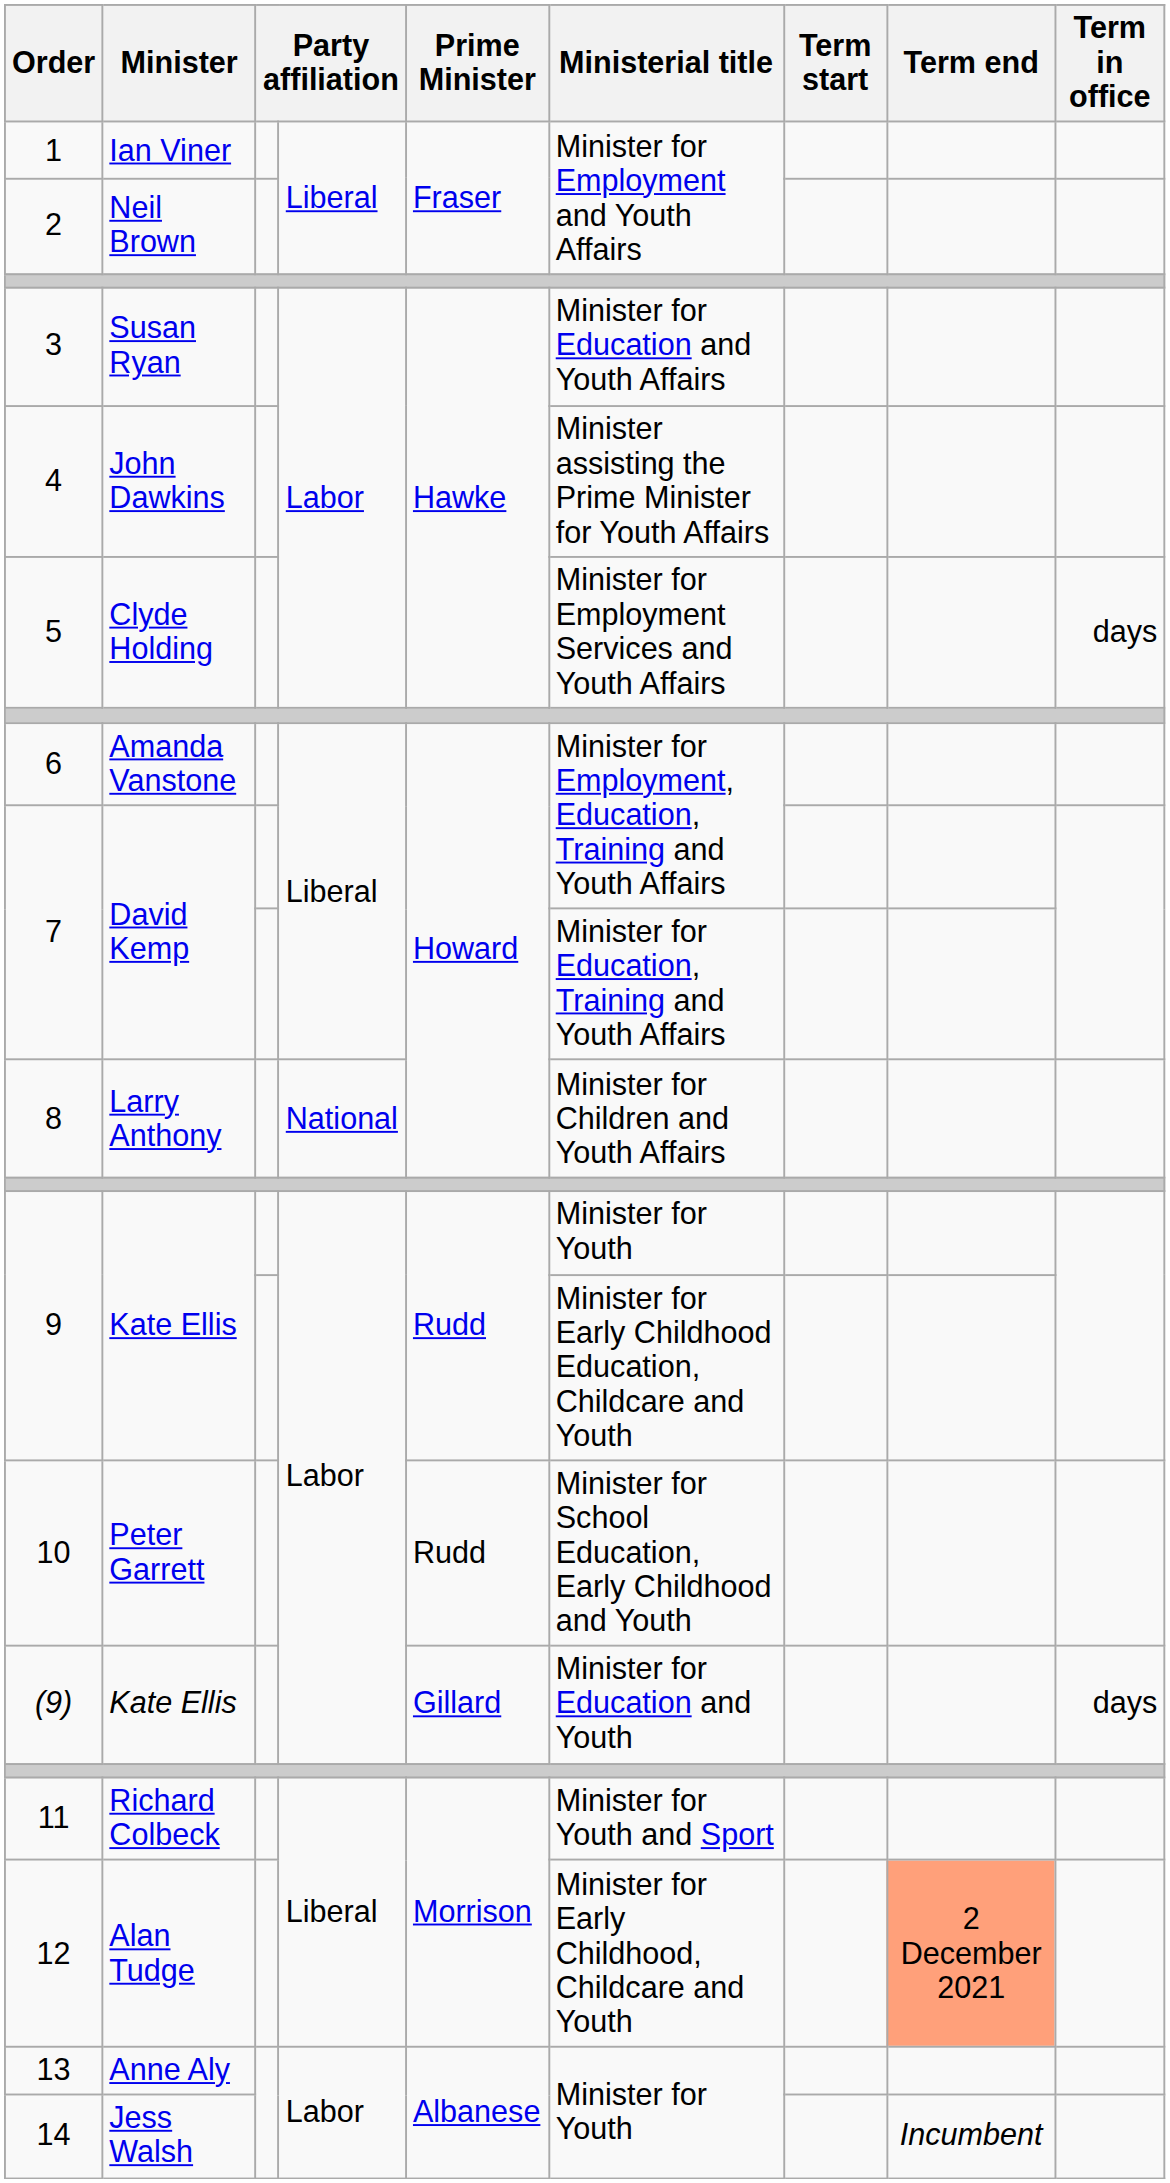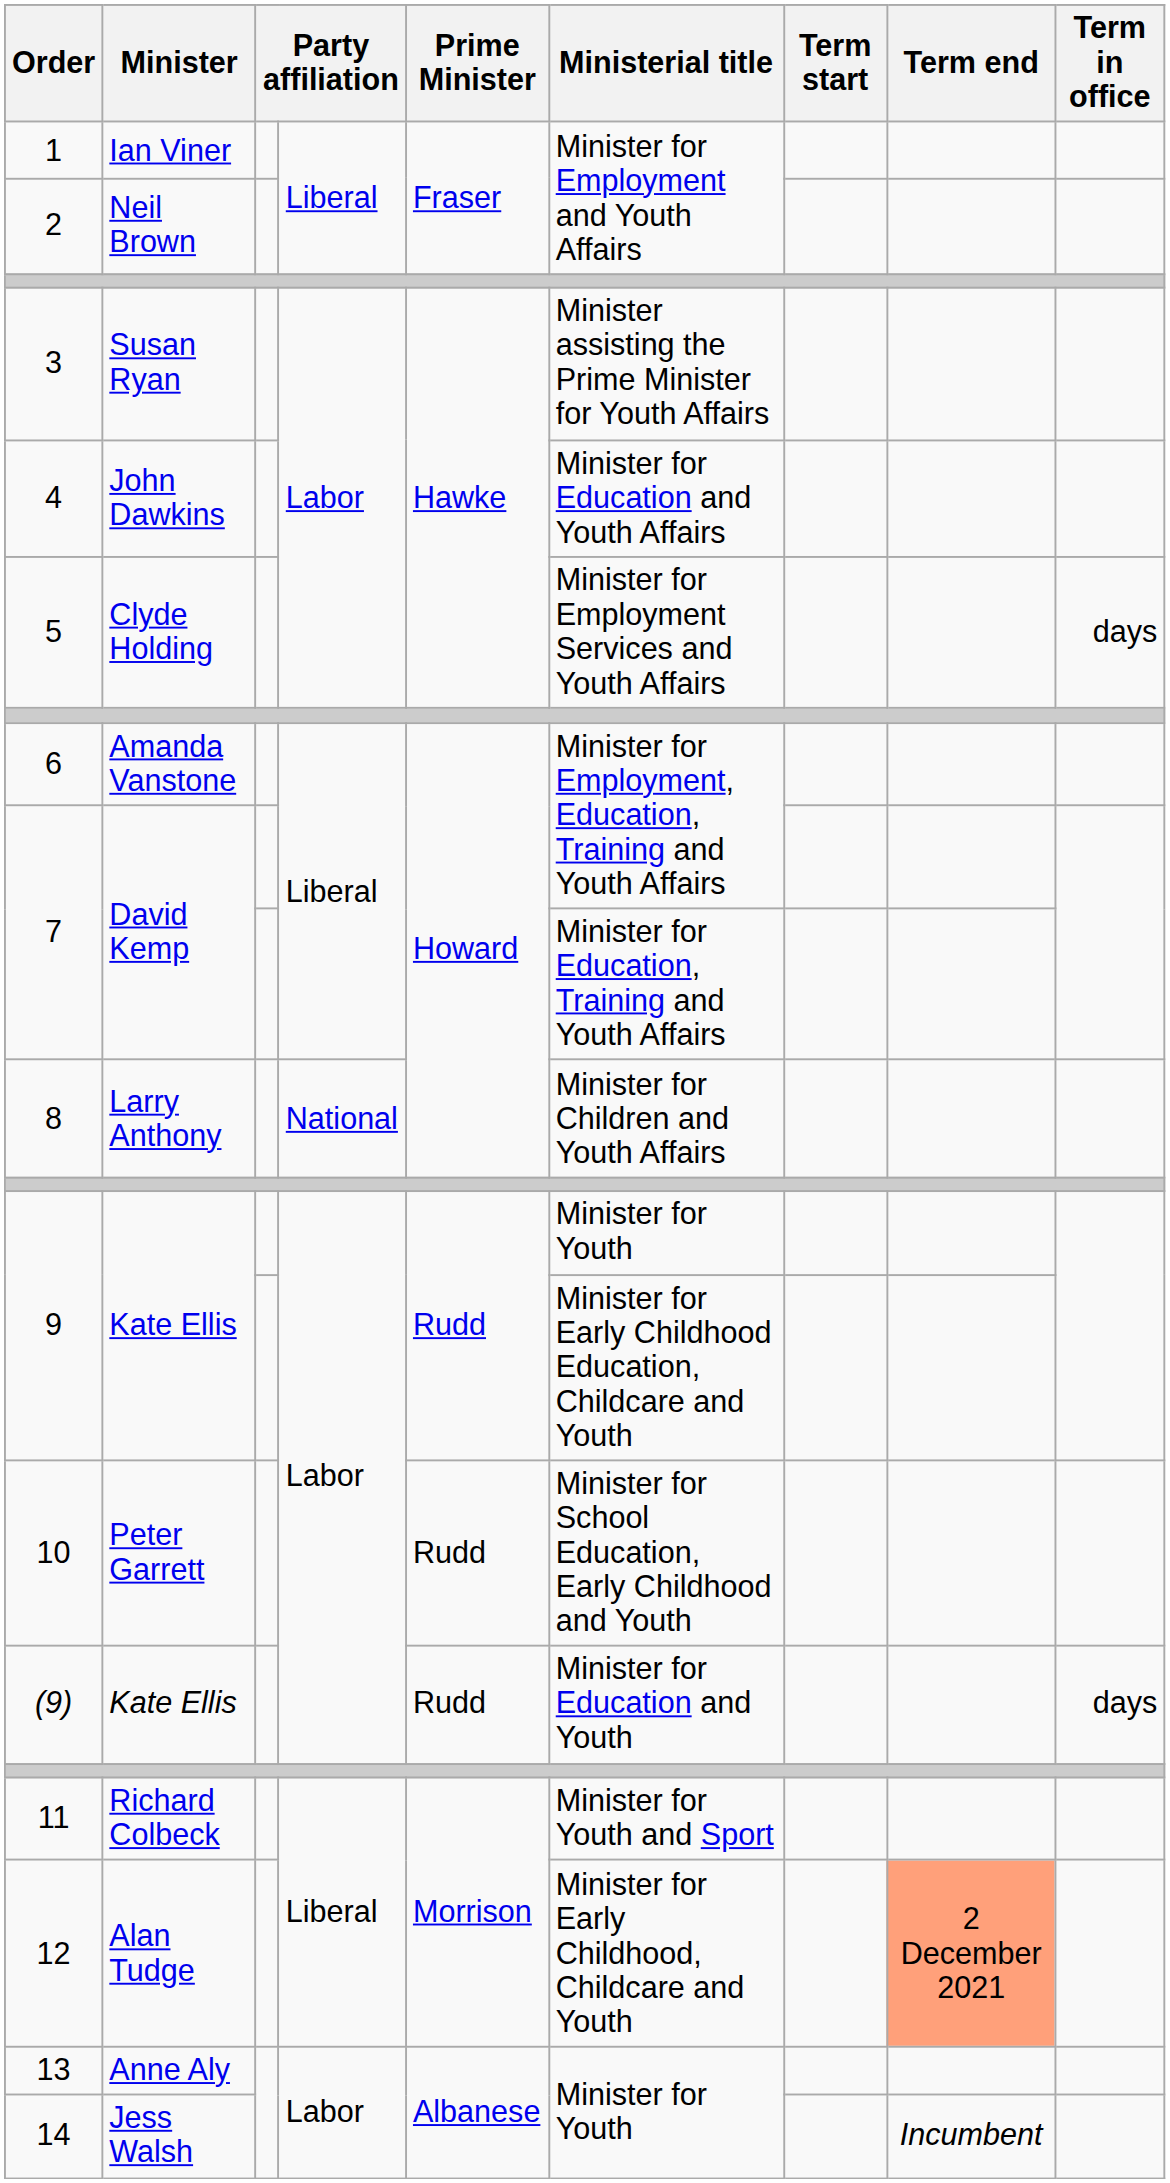(653, 346) Minister for Education and Youth Affairs -> (662, 363) Minister assisting the Prime Minister for Youth Affairs
(662, 480) Minister assisting the Prime Minister for Youth Affairs -> (653, 497) Minister for Education and Youth Affairs
(457, 1704) Gillard -> (449, 1704) Rudd
